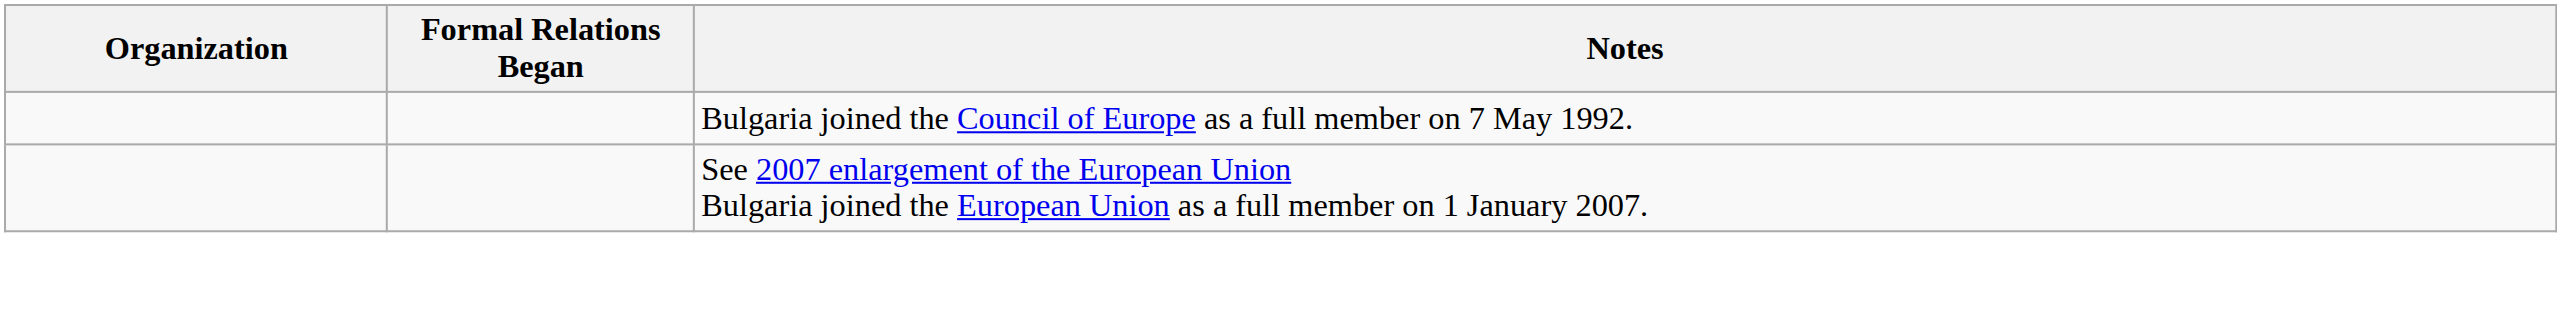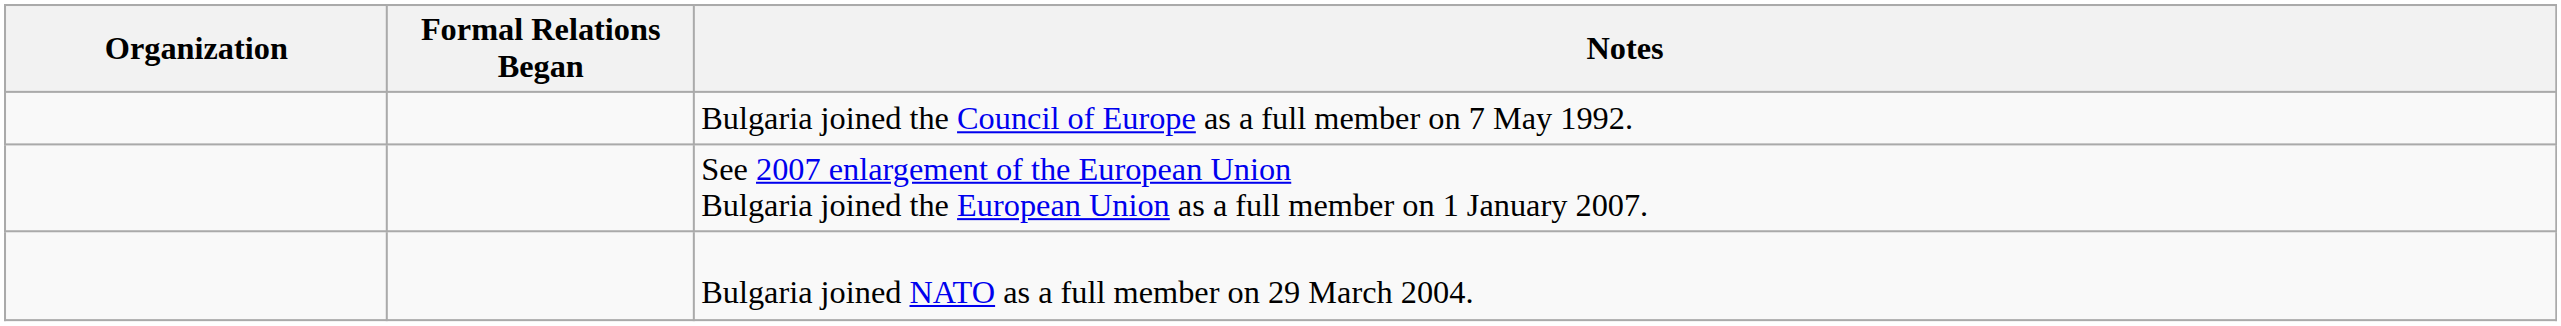+ row: (1087, 292)
